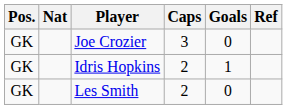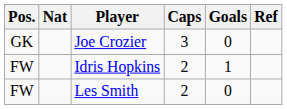(22, 66) GK -> (22, 66) FW
(22, 91) GK -> (22, 91) FW
